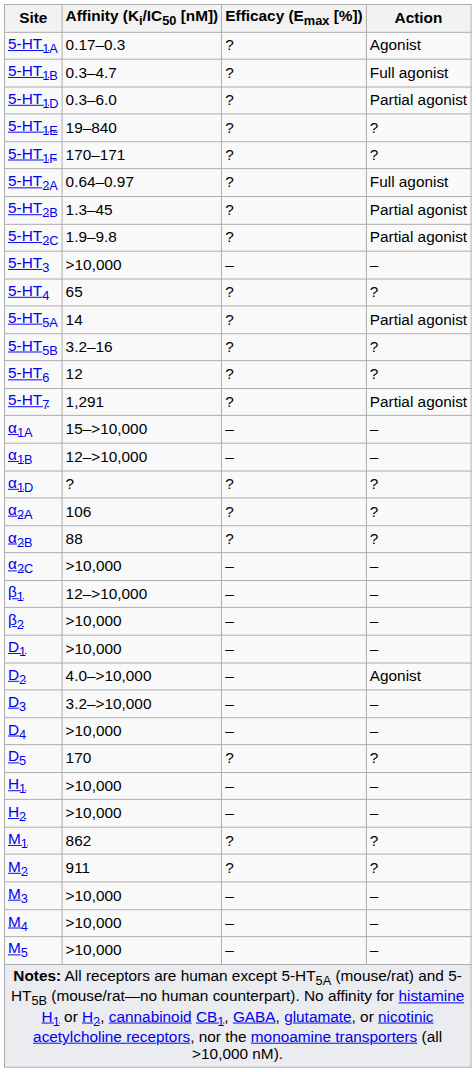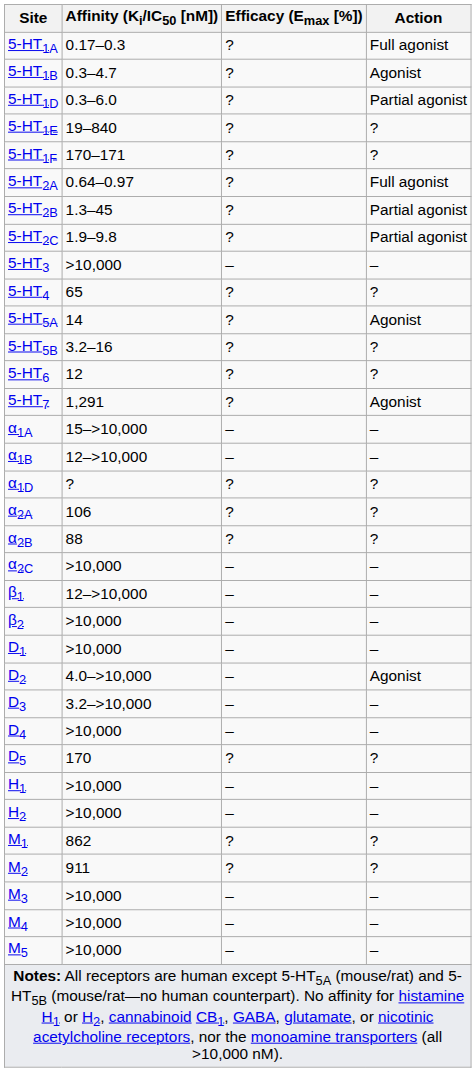(395, 45) Agonist -> (409, 45) Full agonist
(409, 73) Full agonist -> (395, 73) Agonist
(418, 319) Partial agonist -> (395, 319) Agonist
(418, 402) Partial agonist -> (395, 402) Agonist
